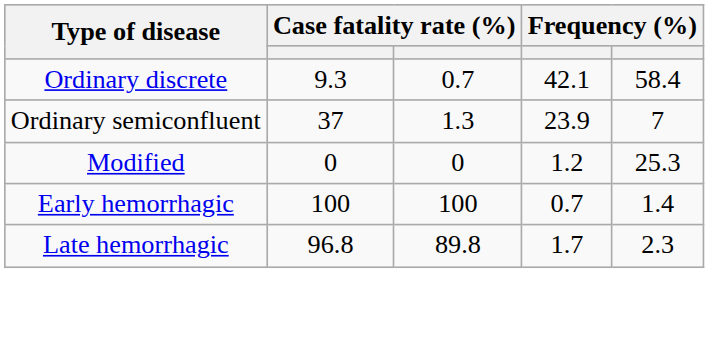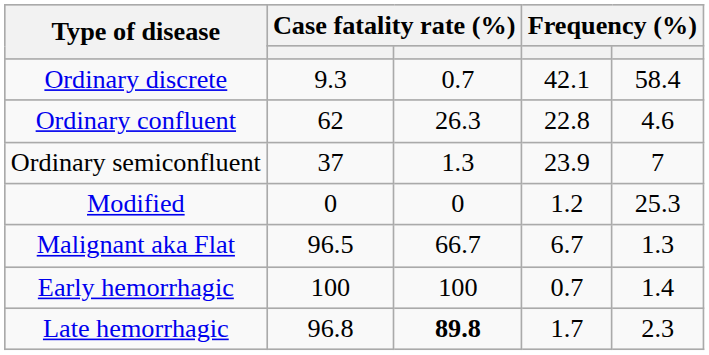+ row: (136, 120)
+ row: (136, 245)
(458, 245) normal -> (458, 328) bold
